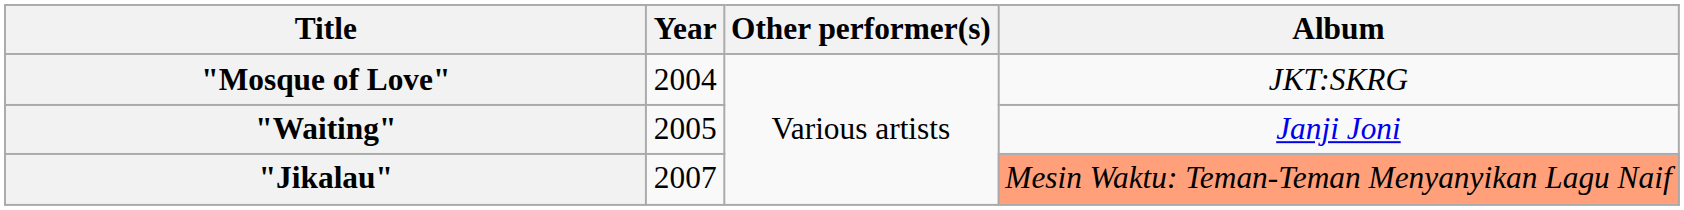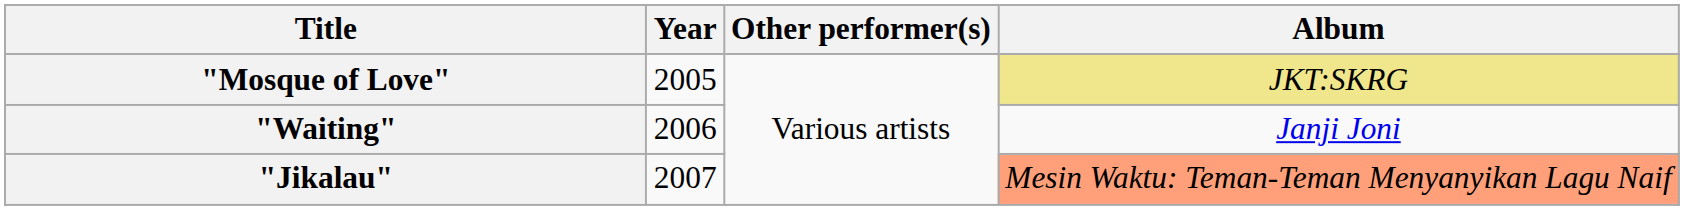(685, 79) 2004 -> (685, 79) 2005
(1338, 79) no background -> (1338, 79) khaki background
(685, 128) 2005 -> (685, 128) 2006
